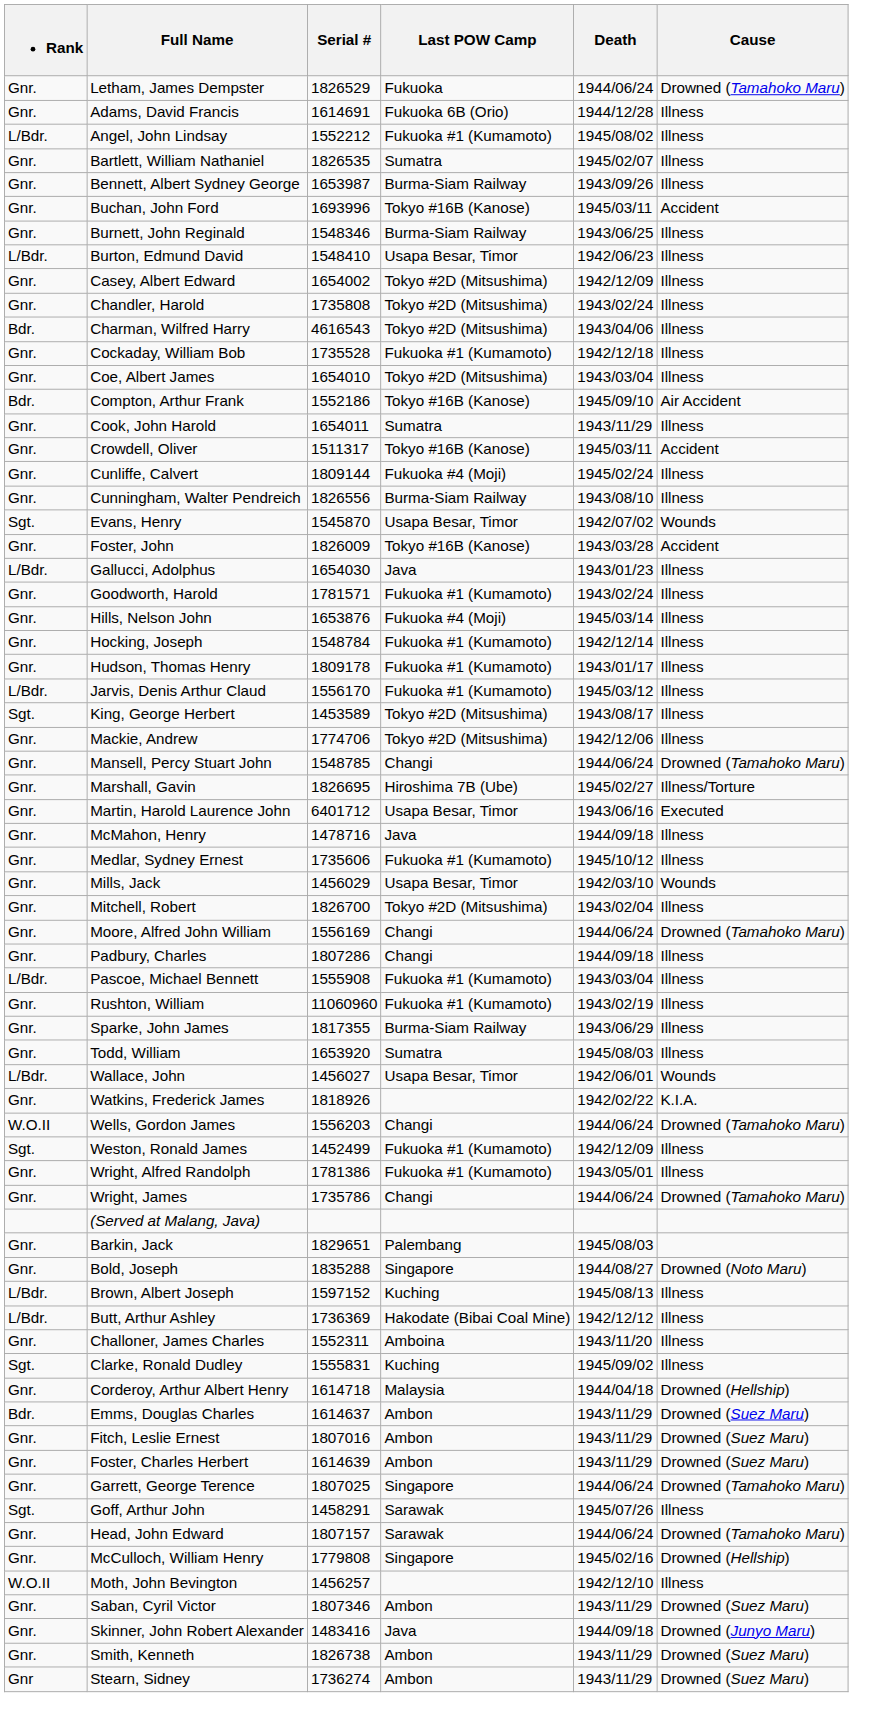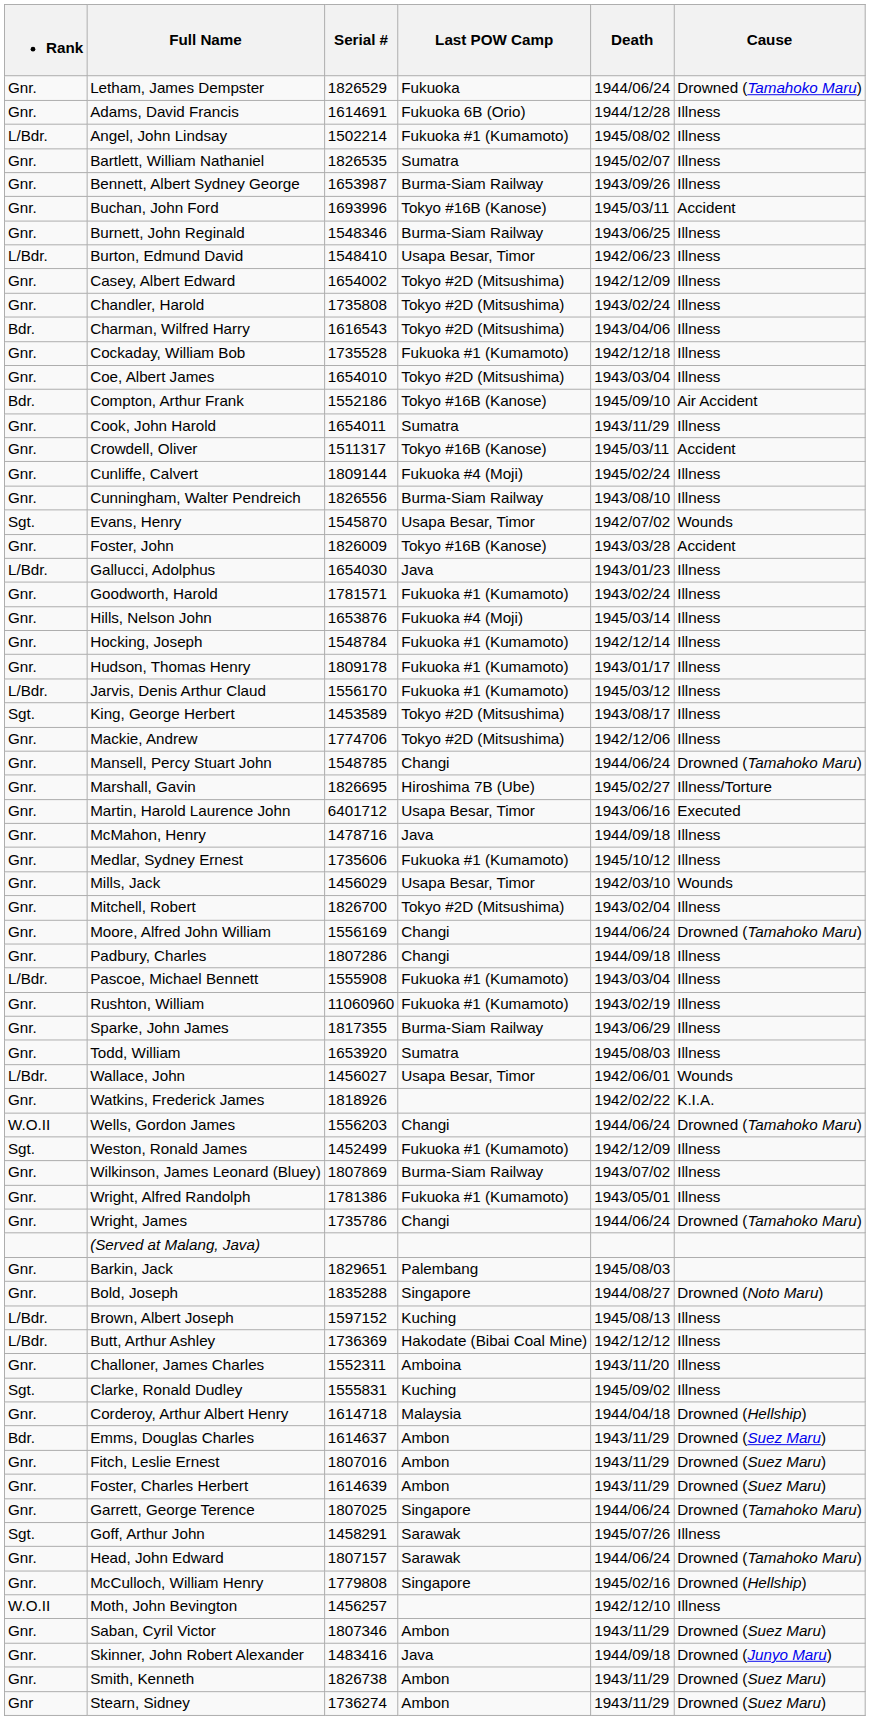(341, 136) 1552212 -> (357, 136) 1502214
(341, 329) 4616543 -> (357, 329) 1616543
+ row: (205, 1172)
